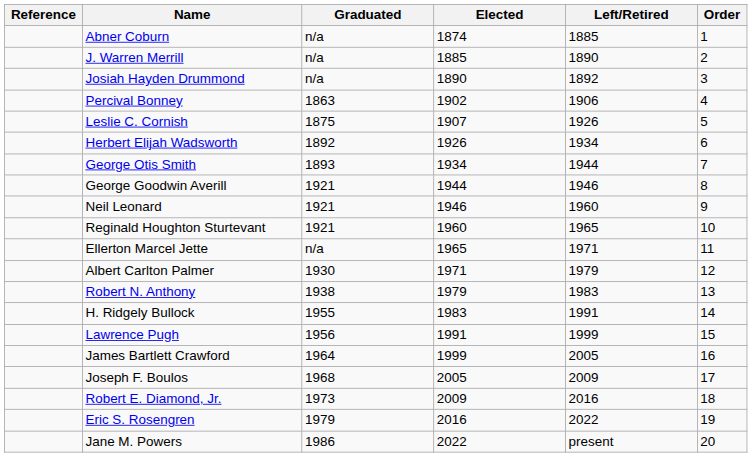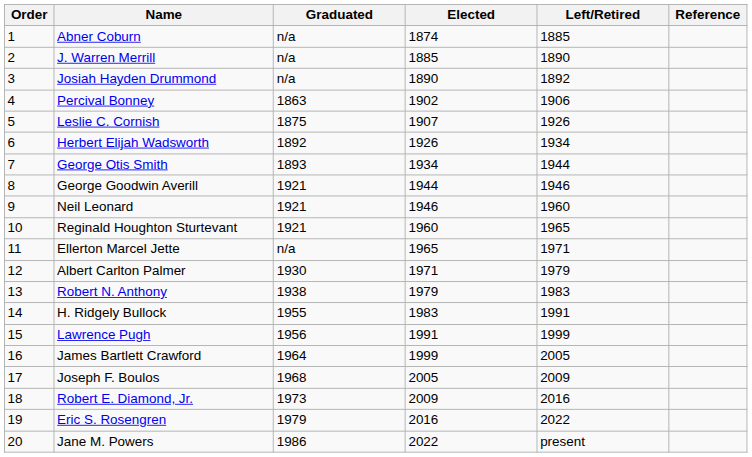columns swapped: (722, 15) <-> (43, 15)
